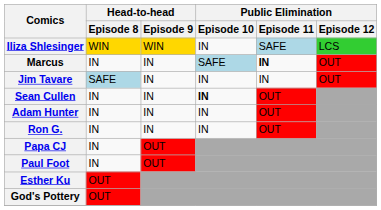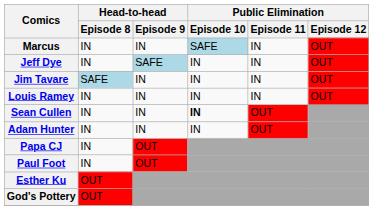- row: (45, 46)
(264, 63) bold -> (256, 46) normal
+ row: (41, 63)
+ row: (41, 96)
- row: (45, 130)
